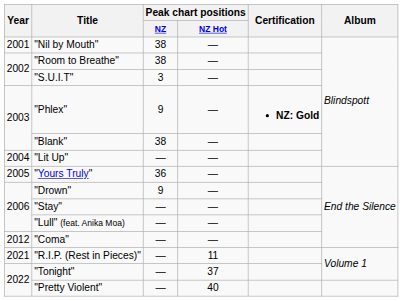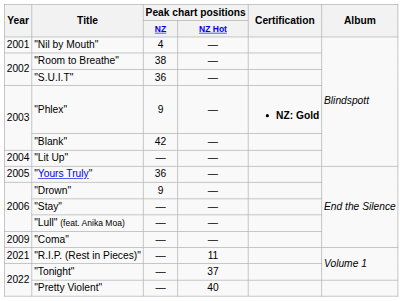(161, 45) 38 -> (161, 45) 4
(161, 77) 3 -> (161, 77) 36
(161, 142) 38 -> (161, 142) 42
(18, 239) 2012 -> (18, 239) 2009
